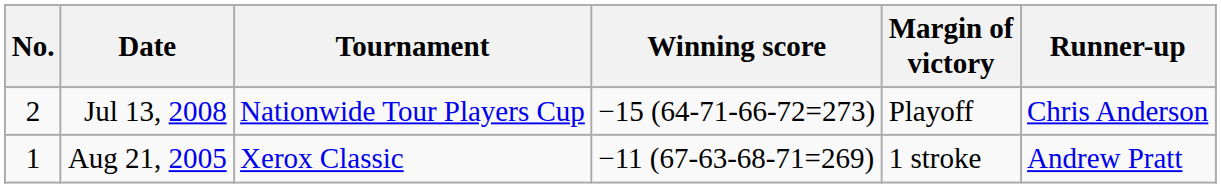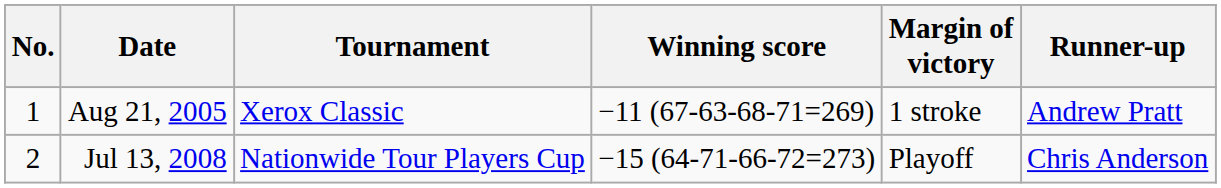rows swapped: (147, 158) <-> (155, 110)
